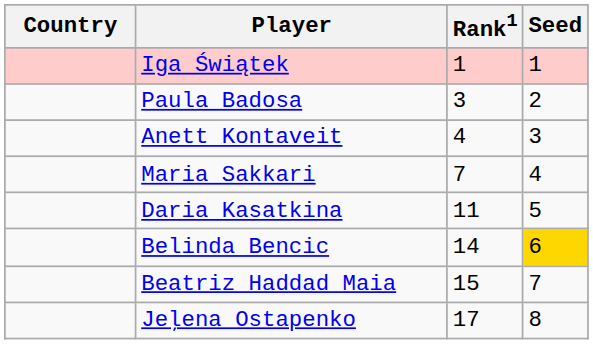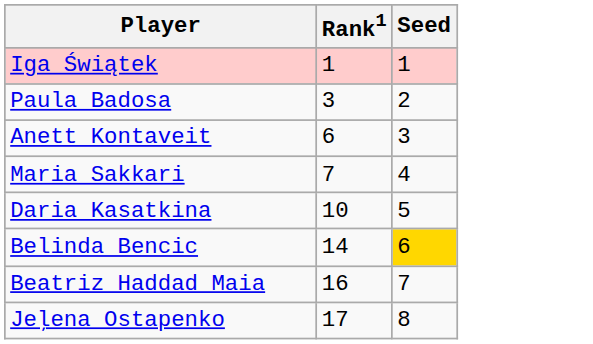- column: (70, 26)
(460, 138) 4 -> (329, 138) 6
(466, 211) 11 -> (335, 211) 10
(466, 284) 15 -> (335, 284) 16
